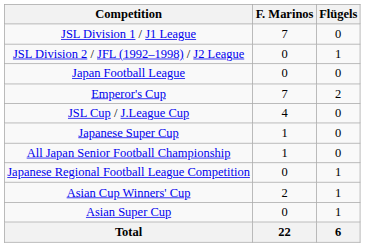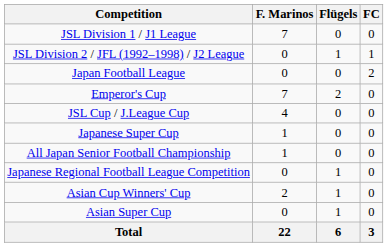+ column: (371, 14)
